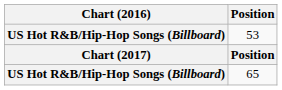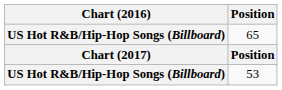rows swapped: (253, 34) <-> (253, 74)
